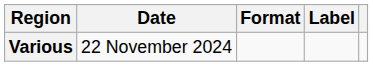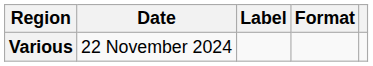columns swapped: (270, 18) <-> (332, 18)
